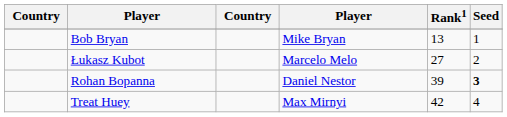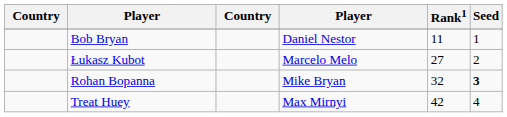(314, 39) Mike Bryan -> (319, 39) Daniel Nestor
(437, 39) 13 -> (437, 39) 11
(319, 80) Daniel Nestor -> (314, 80) Mike Bryan
(437, 80) 39 -> (437, 80) 32
